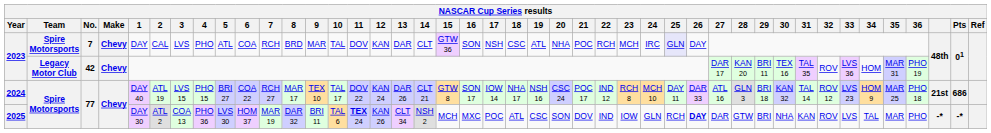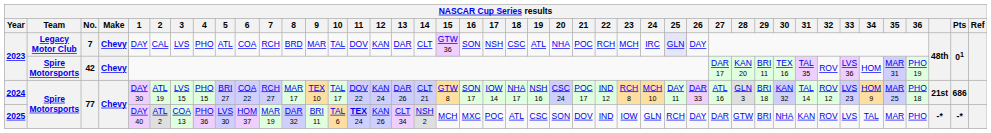(54, 44) Spire Motorsports -> (54, 44) Legacy Motor Club
(54, 68) Legacy Motor Club -> (54, 68) Spire Motorsports
(139, 92) DAY 40 -> (139, 92) DAY 30
(139, 116) DAY 30 -> (139, 116) DAY 40
(698, 116) bold -> (698, 116) normal
